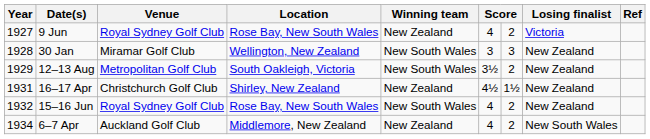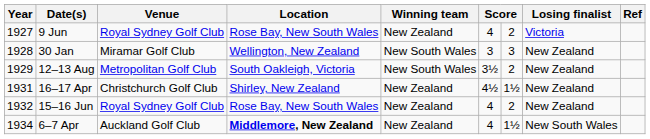(430, 106) New South Wales -> (418, 106) New Zealand
(298, 125) normal -> (301, 125) bold
(512, 125) 2 -> (512, 125) 1½
